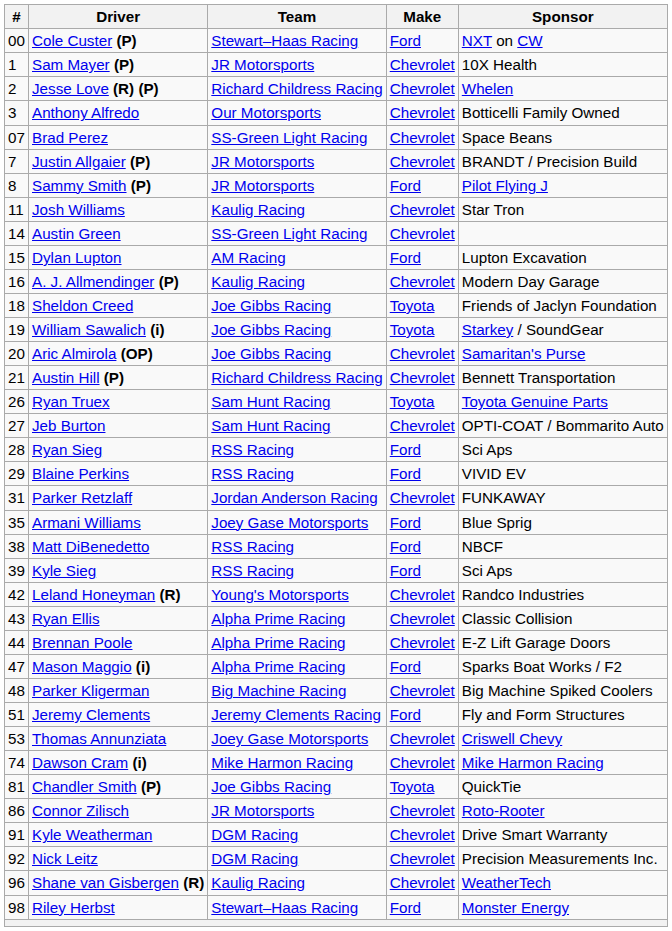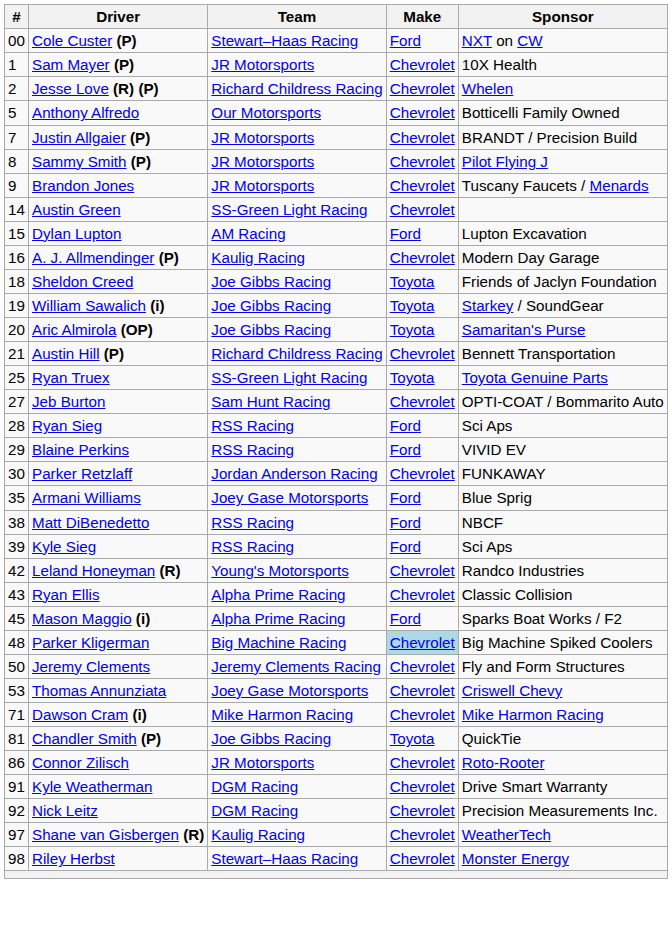(12, 113) 3 -> (12, 113) 5
- row: (70, 137)
(405, 185) Ford -> (422, 161) Chevrolet
+ row: (83, 185)
- row: (78, 209)
(422, 354) Chevrolet -> (412, 330) Toyota
(16, 402) 26 -> (16, 378) 25
(271, 402) Sam Hunt Racing -> (289, 378) SS-Green Light Racing
(16, 498) 31 -> (16, 474) 30
- row: (82, 642)
(16, 666) 47 -> (16, 618) 45
(422, 690) no background -> (422, 642) lightblue background
(16, 715) 51 -> (16, 666) 50
(405, 715) Ford -> (422, 666) Chevrolet
(16, 763) 74 -> (16, 715) 71
(16, 883) 96 -> (16, 835) 97
(405, 907) Ford -> (422, 859) Chevrolet
